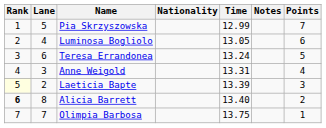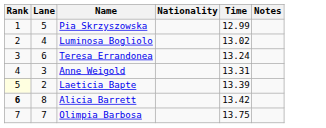- column: (302, 12)
(236, 42) 13.05 -> (236, 42) 13.02
(236, 101) 13.40 -> (236, 101) 13.42
